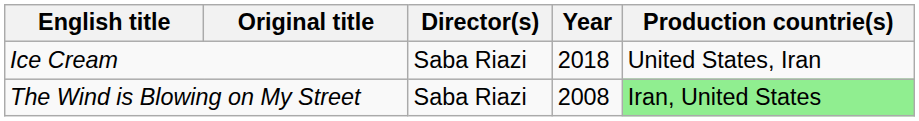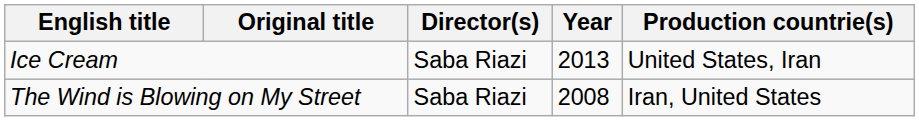(584, 60) 2018 -> (584, 60) 2013
(724, 97) lightgreen background -> (724, 97) no background
